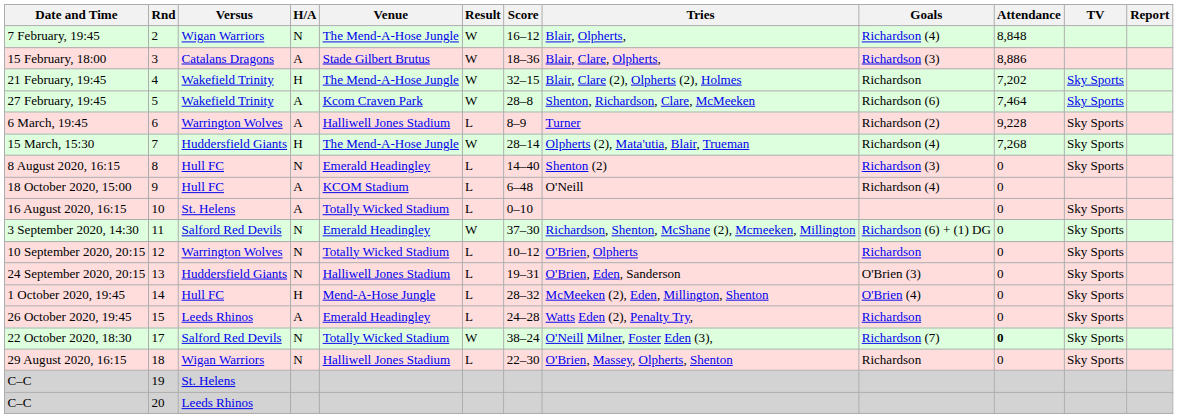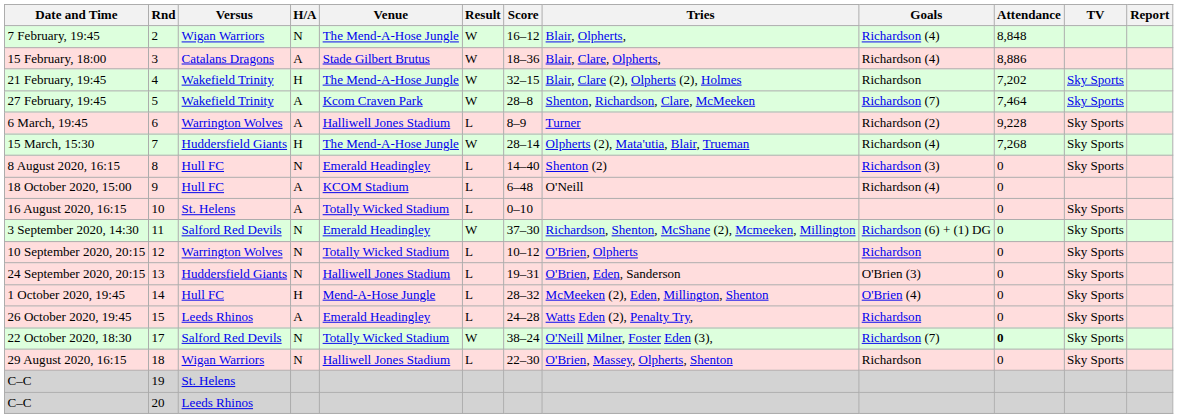(901, 57) Richardson (3) -> (901, 57) Richardson (4)
(901, 101) Richardson (6) -> (901, 101) Richardson (7)
